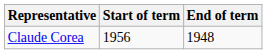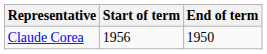(200, 37) 1948 -> (200, 37) 1950
